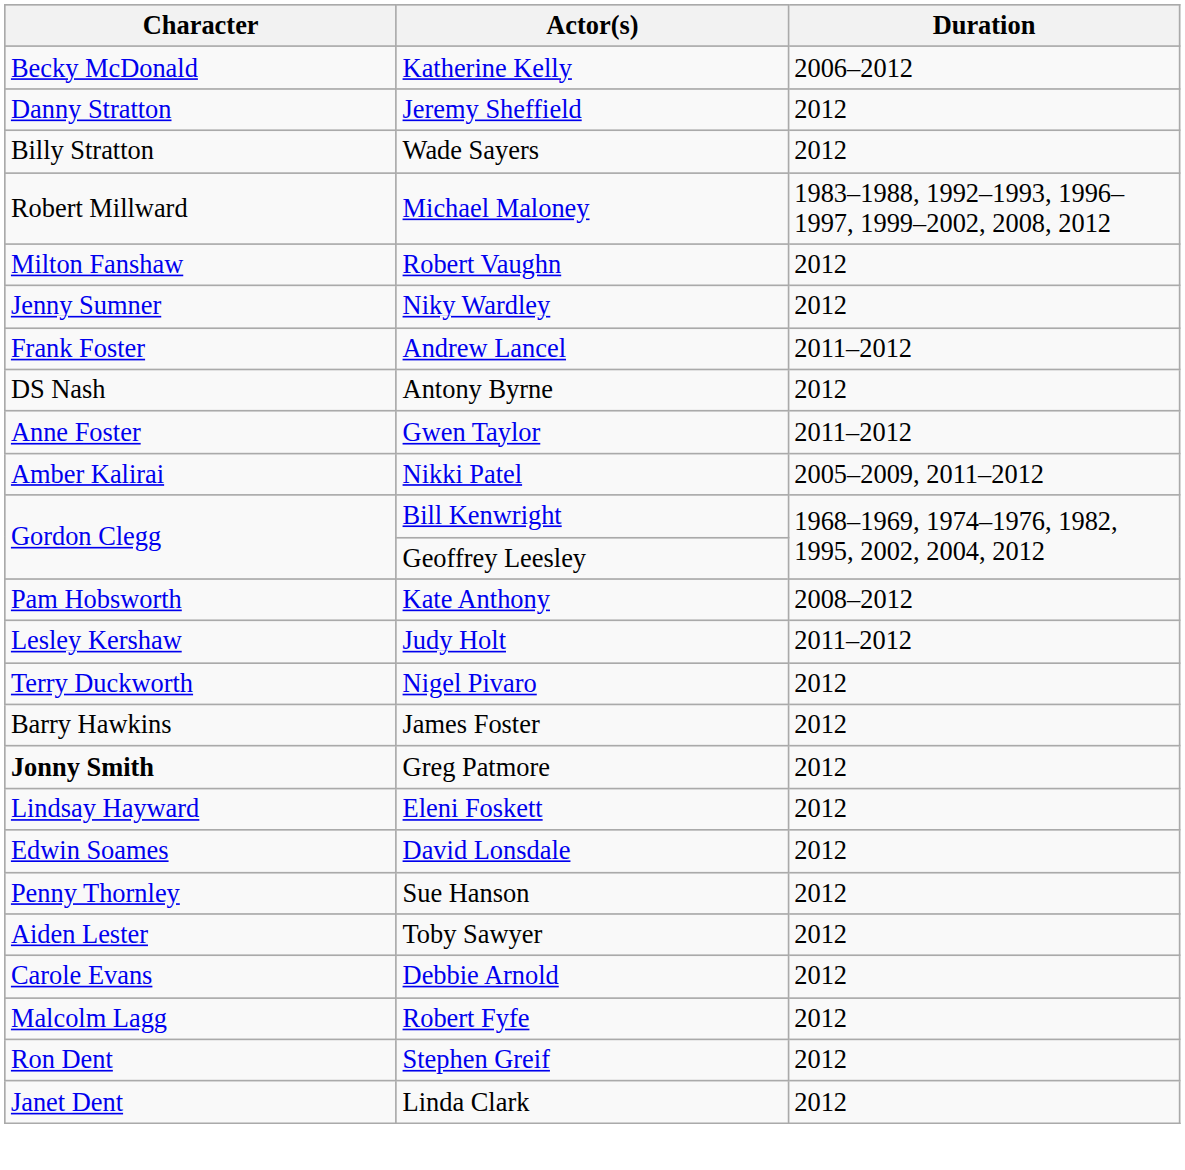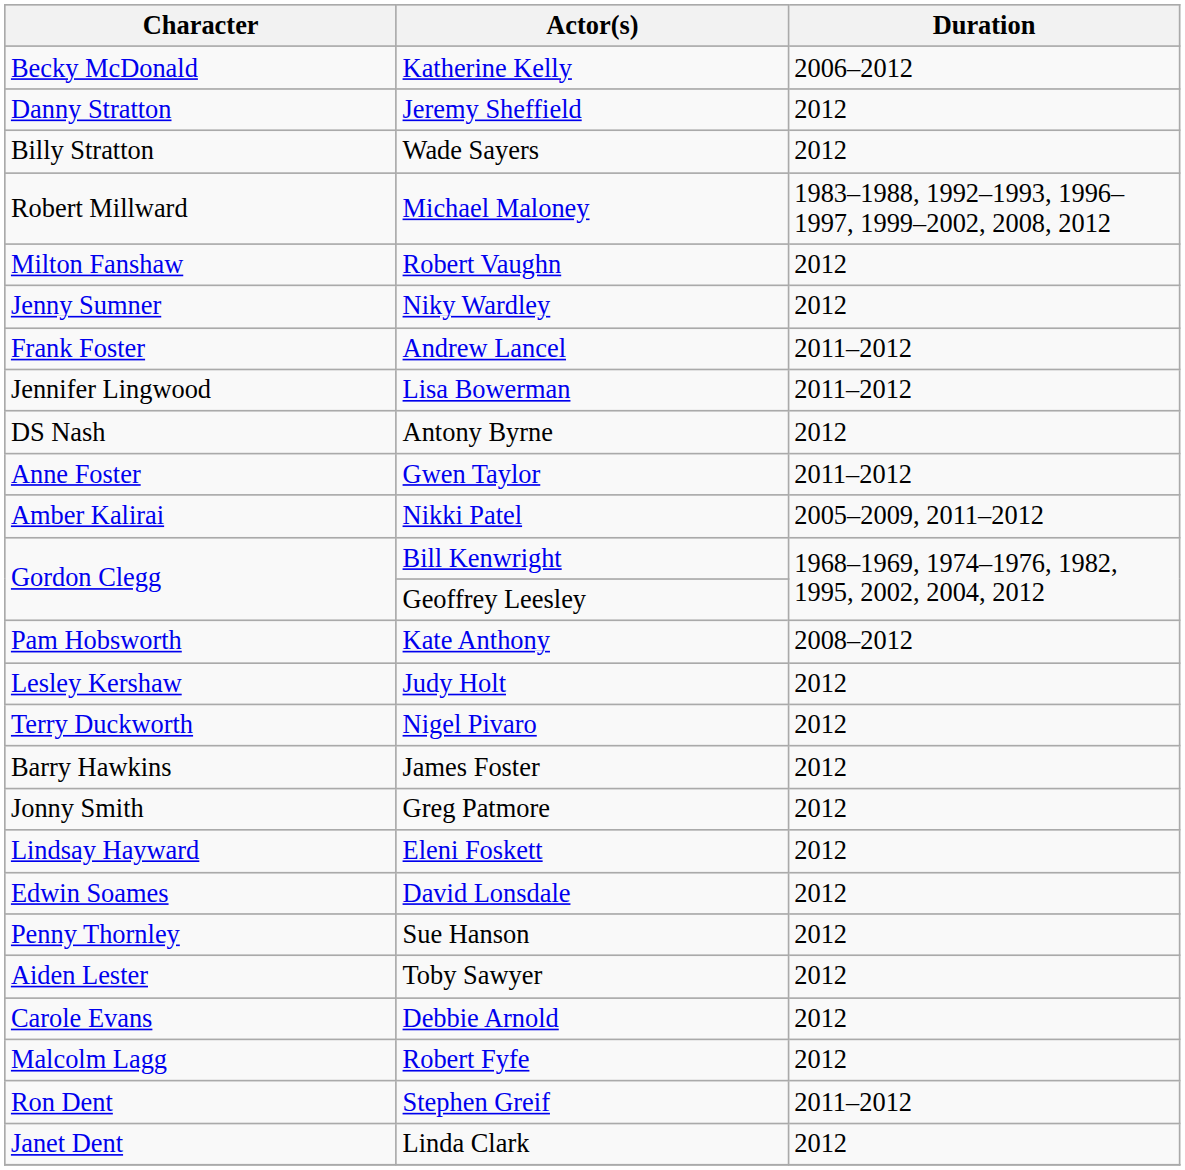+ row: (487, 390)
(853, 641) 2011–2012 -> (821, 683) 2012
(82, 766) bold -> (77, 808) normal
(821, 1059) 2012 -> (853, 1101) 2011–2012
